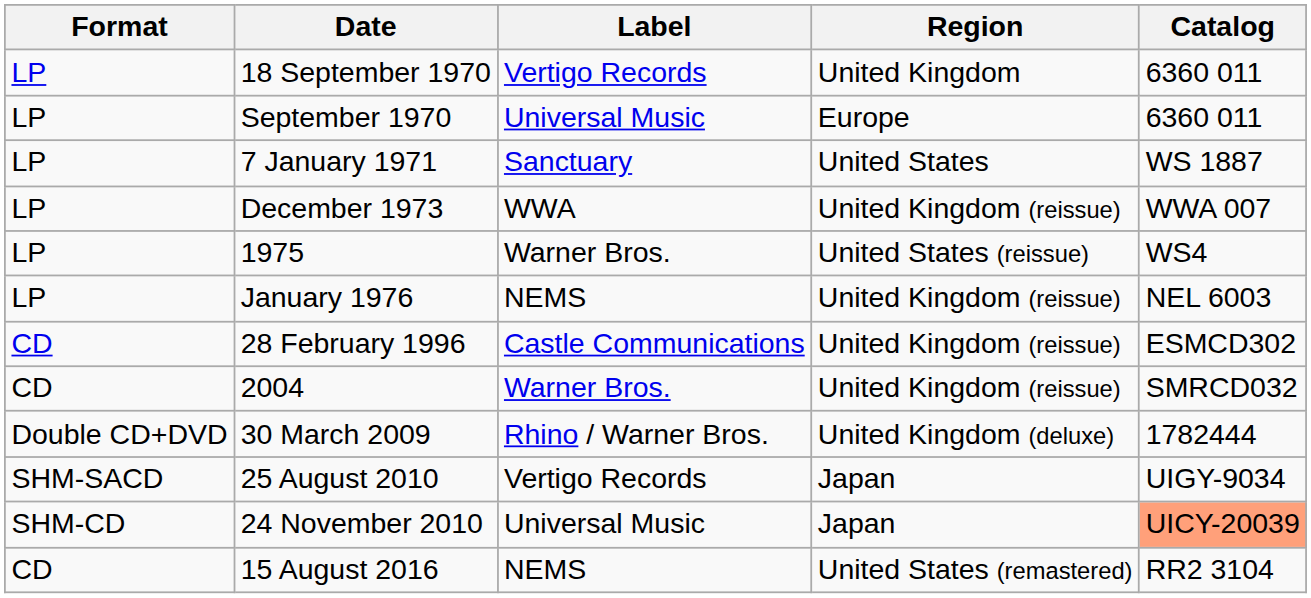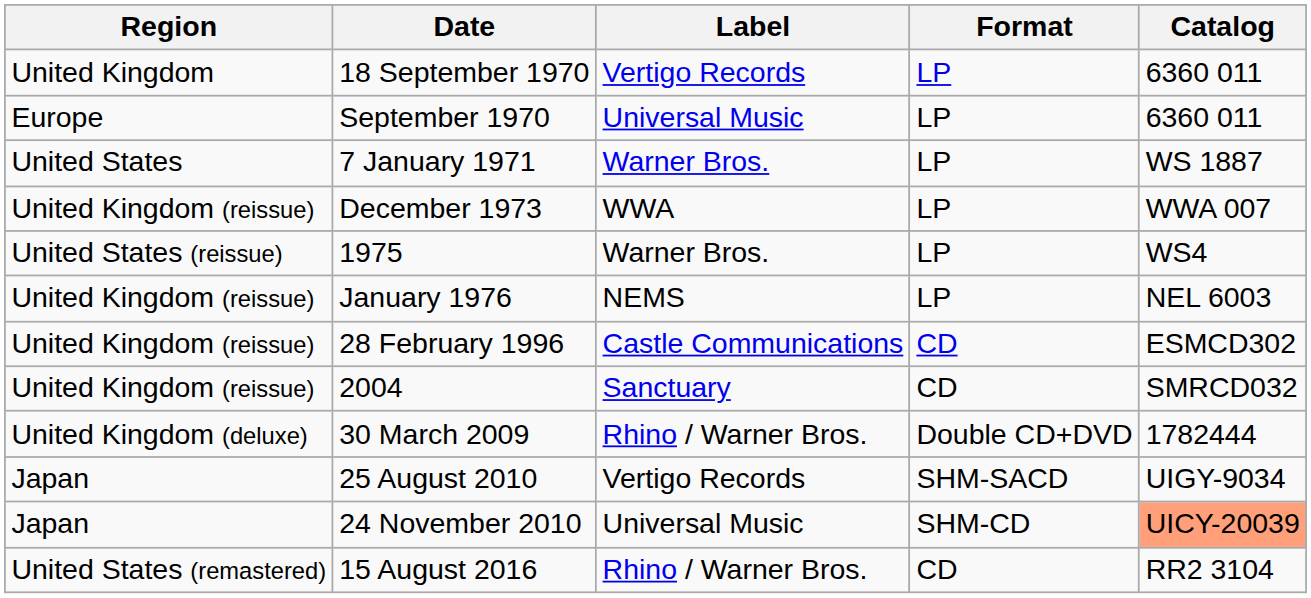columns swapped: (975, 27) <-> (119, 27)
(568, 162) Sanctuary -> (686, 162) Warner Bros.
(587, 388) Warner Bros. -> (667, 388) Sanctuary
(545, 569) NEMS -> (735, 569) Rhino / Warner Bros.
